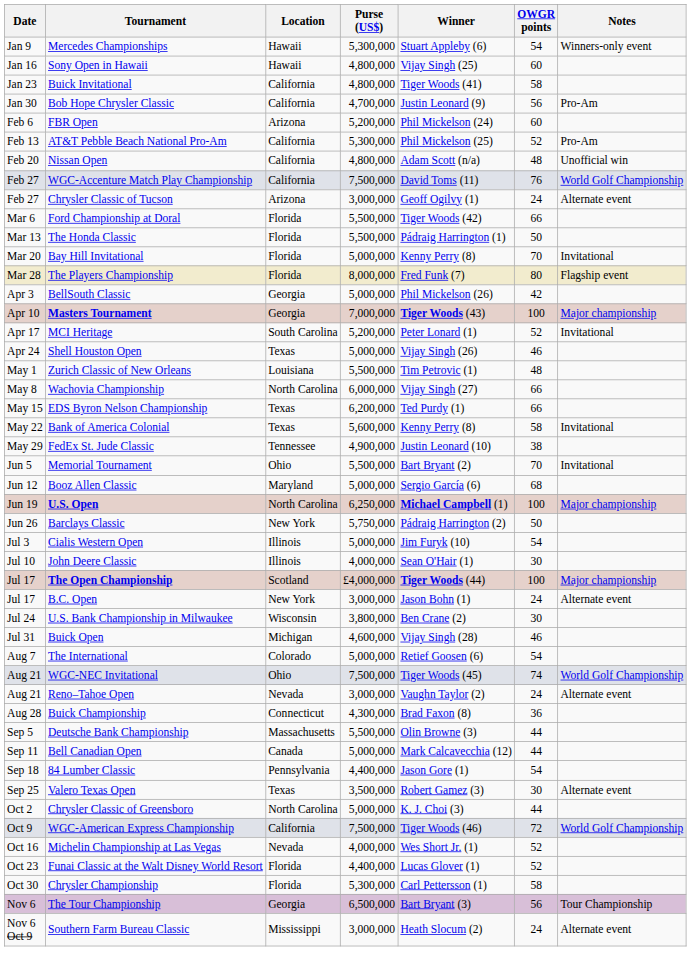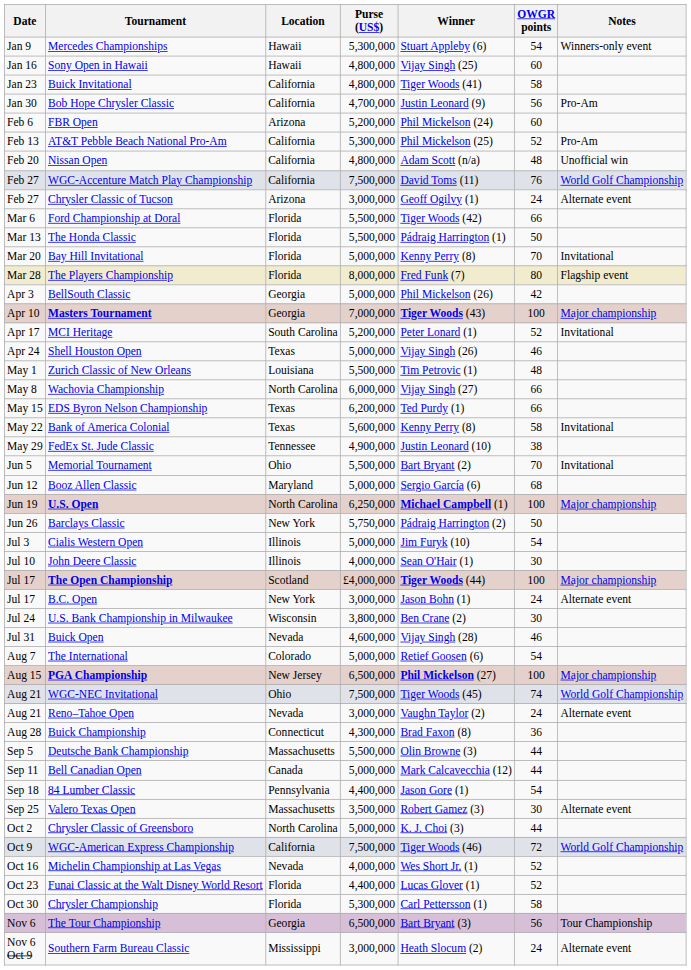(290, 637) Michigan -> (286, 637) Nevada
+ row: (98, 675)
(282, 789) Texas -> (301, 808) Massachusetts
